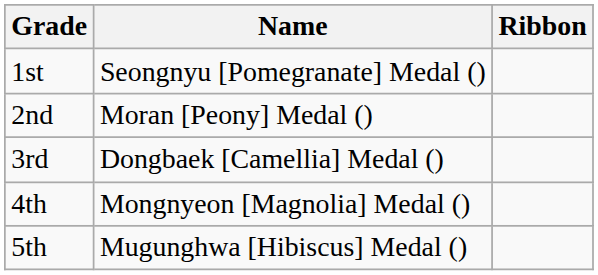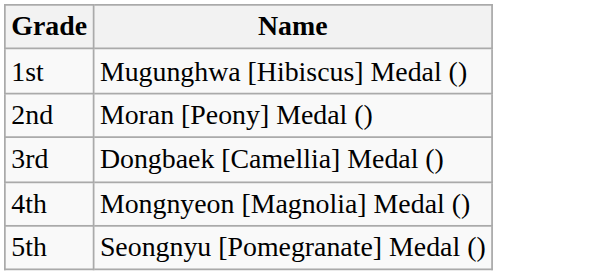- column: (543, 26)
(293, 70) Seongnyu [Pomegranate] Medal () -> (284, 70) Mugunghwa [Hibiscus] Medal ()
(284, 247) Mugunghwa [Hibiscus] Medal () -> (293, 247) Seongnyu [Pomegranate] Medal ()
